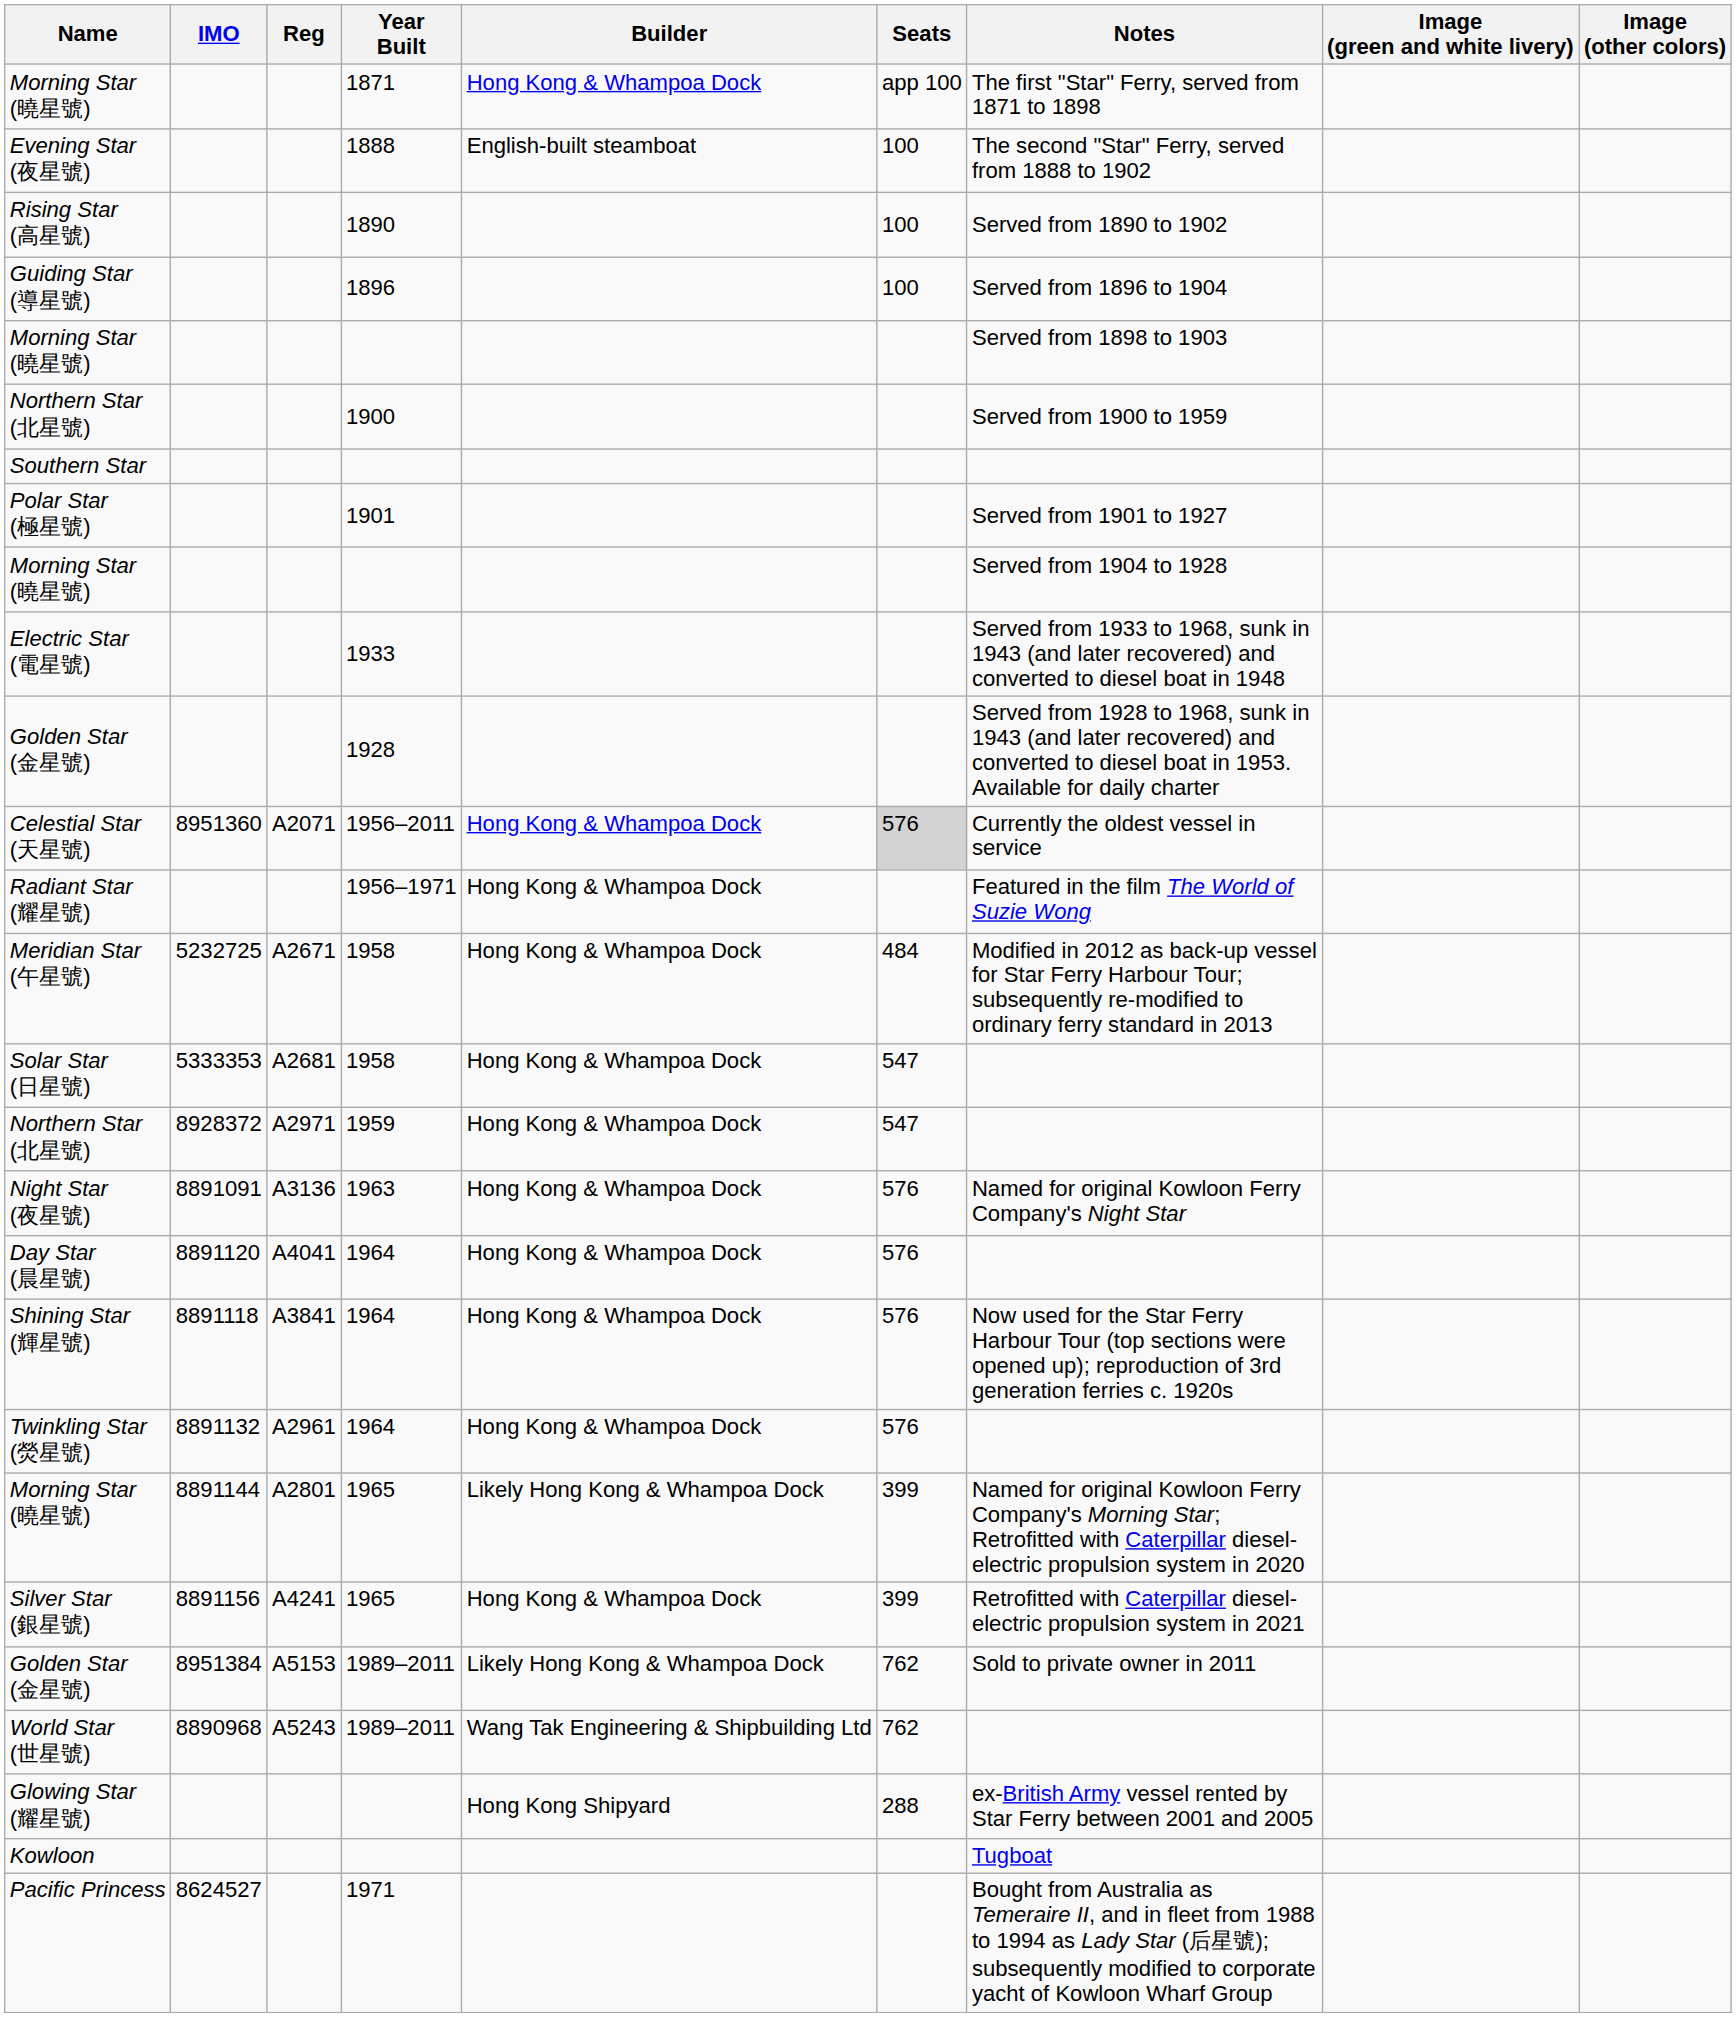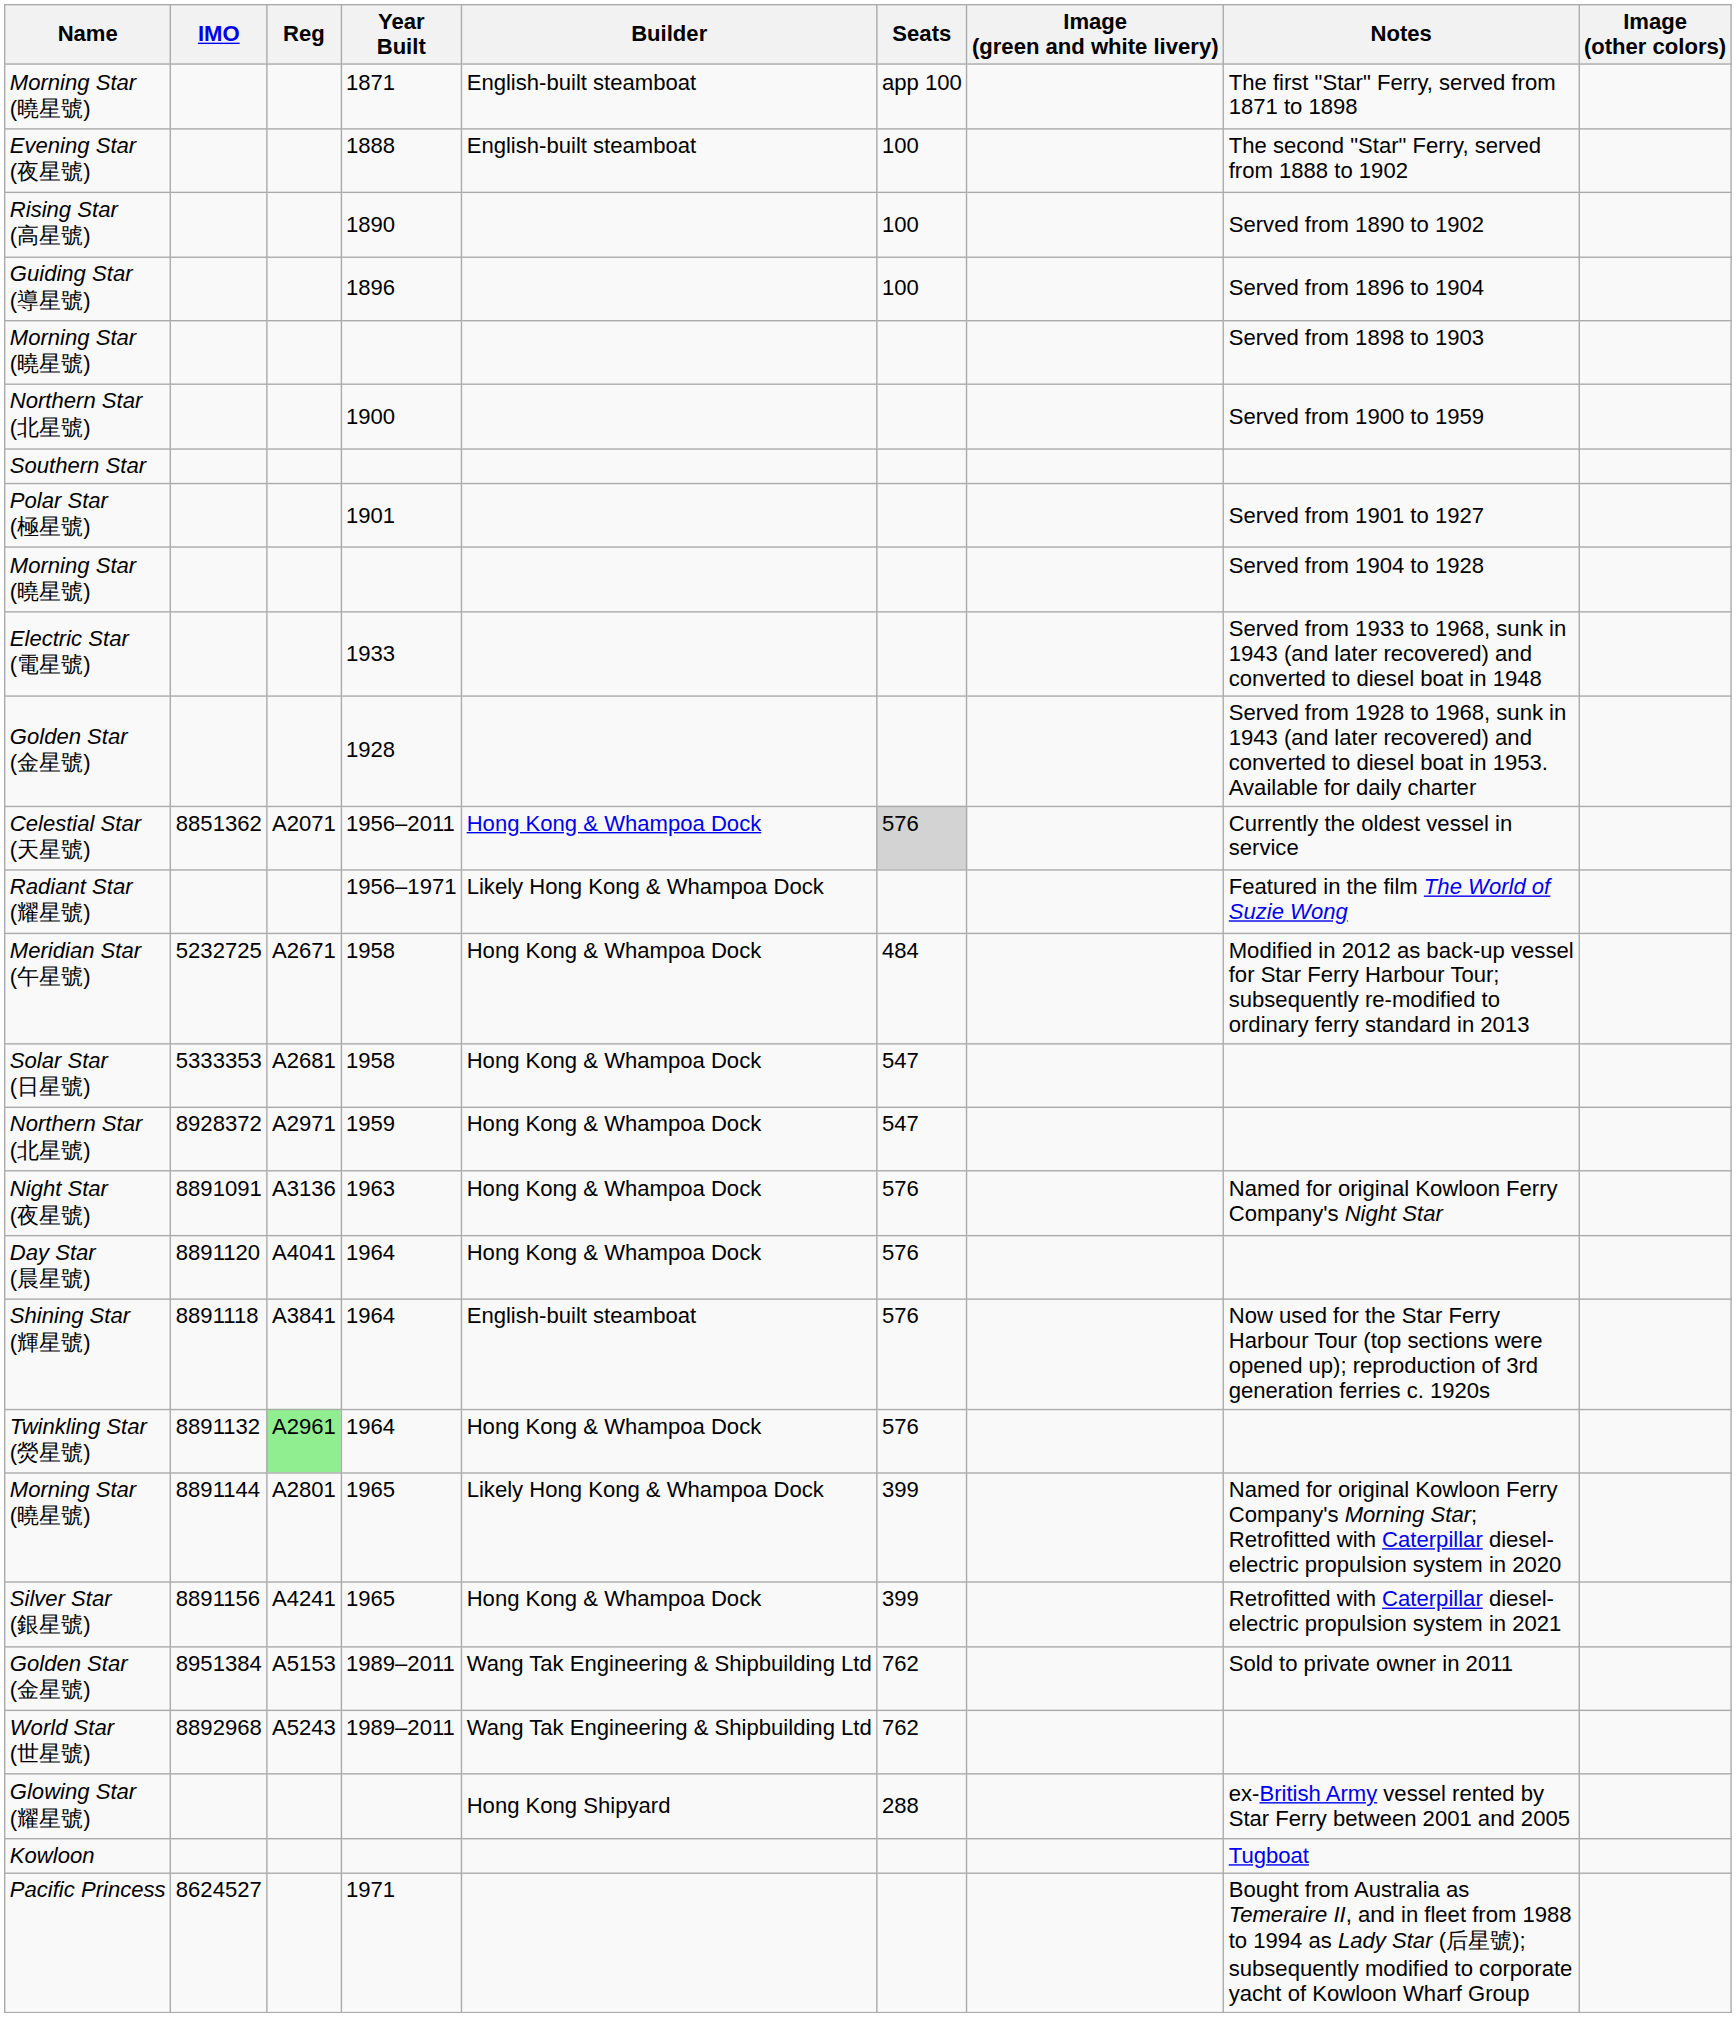columns swapped: (1144, 34) <-> (1450, 34)
(614, 81) Hong Kong & Whampoa Dock -> (581, 81) English-built steamboat
(219, 823) 8951360 -> (219, 823) 8851362
(614, 887) Hong Kong & Whampoa Dock -> (645, 887) Likely Hong Kong & Whampoa Dock
(614, 1316) Hong Kong & Whampoa Dock -> (581, 1316) English-built steamboat
(304, 1426) no background -> (304, 1426) lightgreen background
(645, 1663) Likely Hong Kong & Whampoa Dock -> (669, 1663) Wang Tak Engineering & Shipbuilding Ltd
(219, 1727) 8890968 -> (219, 1727) 8892968
